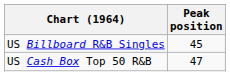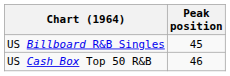(196, 62) 47 -> (196, 62) 46
